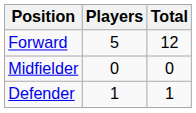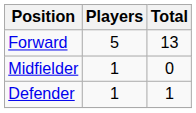(169, 42) 12 -> (169, 42) 13
(114, 68) 0 -> (114, 68) 1
